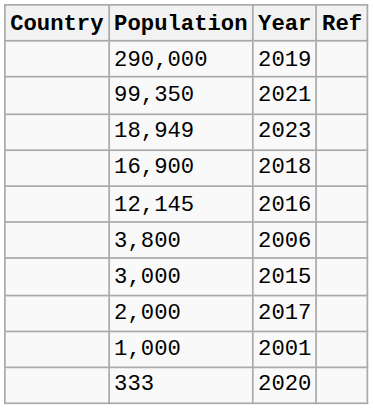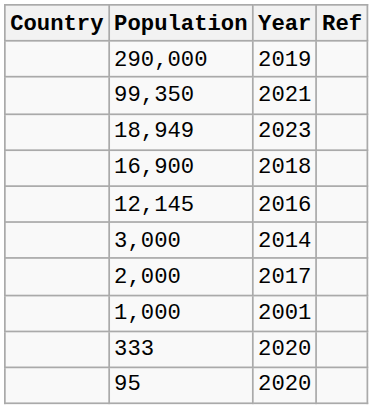- row: (147, 240)
(285, 277) 2015 -> (285, 240) 2014
+ row: (127, 385)
